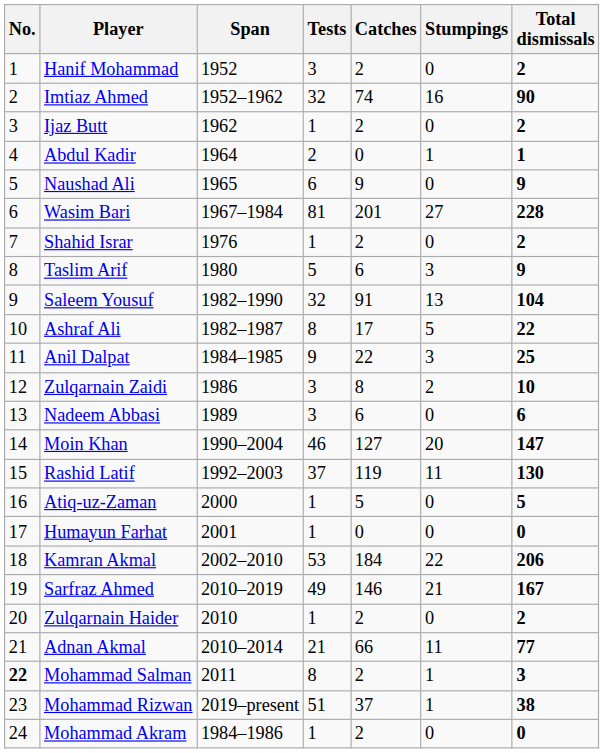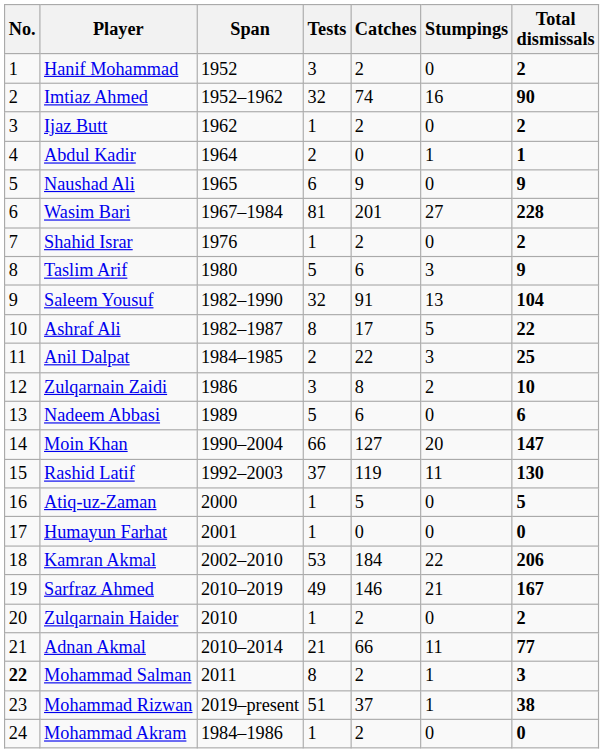(312, 357) 9 -> (312, 357) 2
(312, 415) 3 -> (312, 415) 5
(317, 444) 46 -> (317, 444) 66
